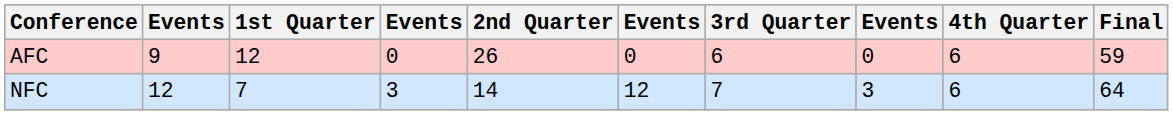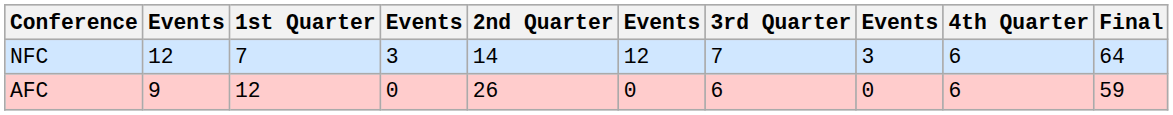rows swapped: (29, 57) <-> (29, 92)
